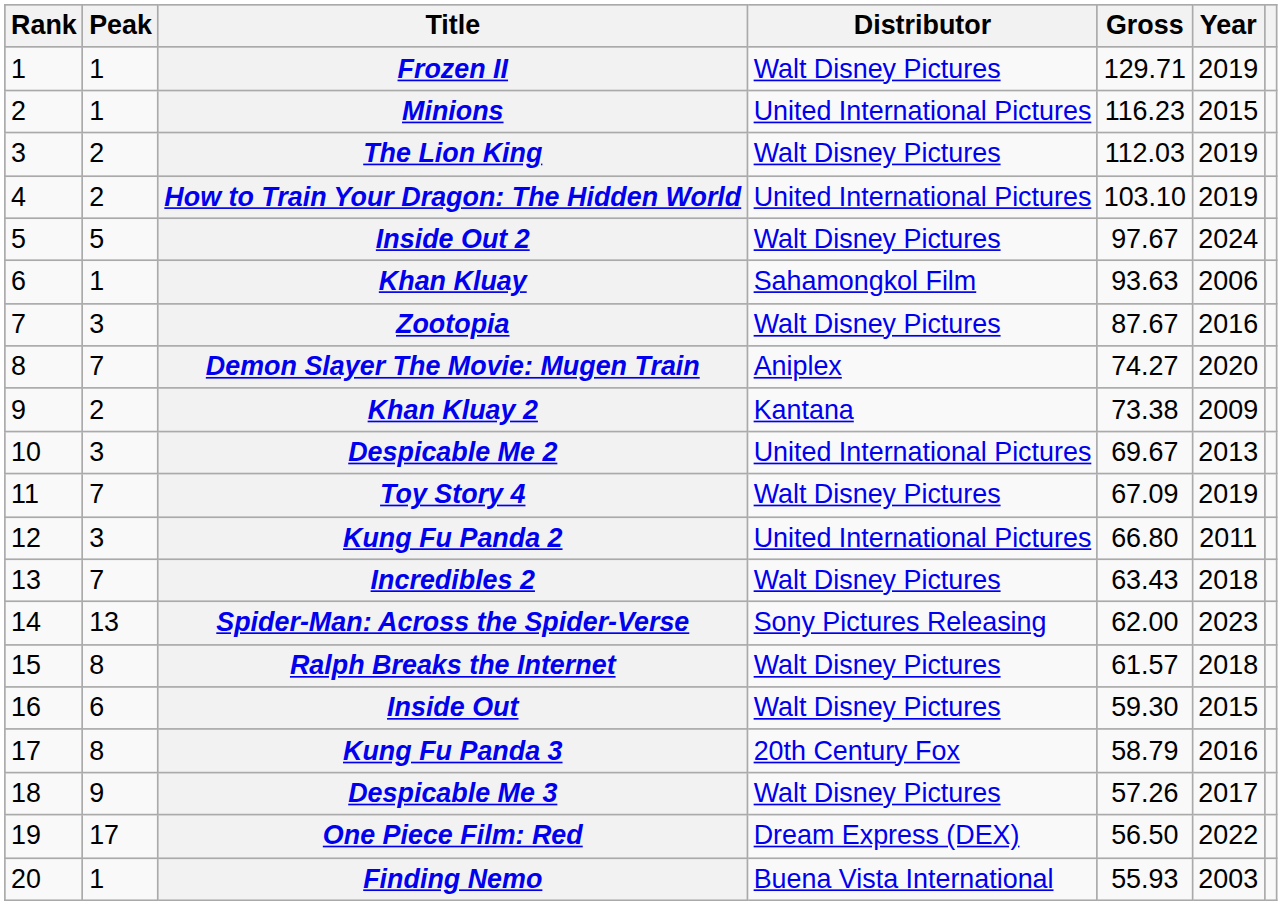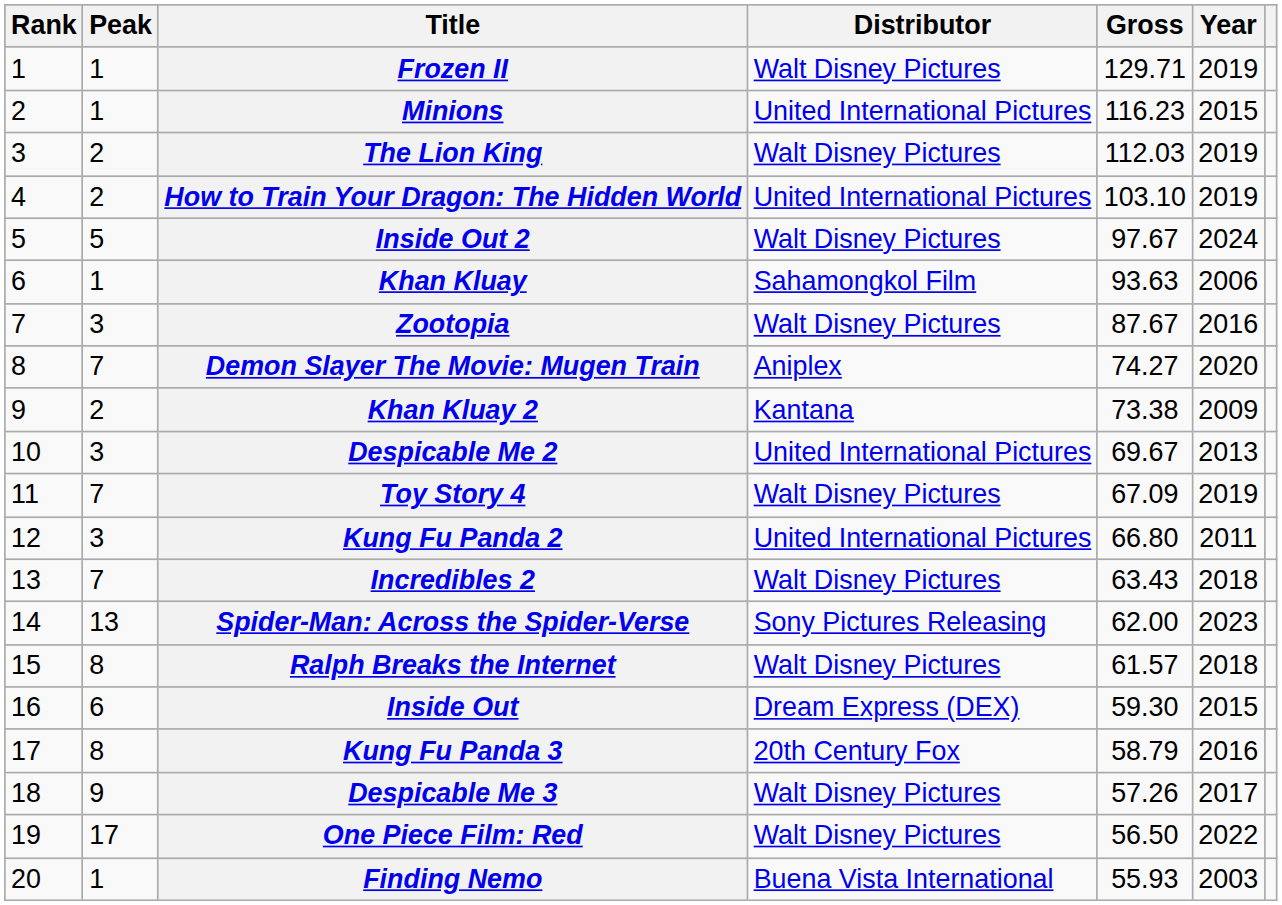(877, 707) Walt Disney Pictures -> (887, 707) Dream Express (DEX)
(887, 835) Dream Express (DEX) -> (877, 835) Walt Disney Pictures
